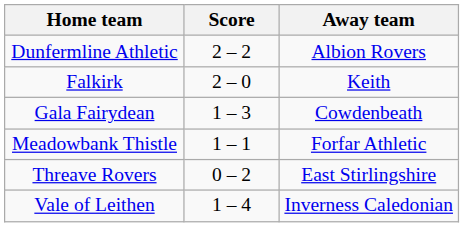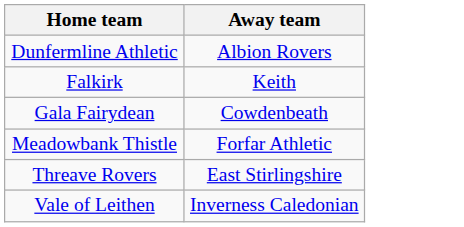- column: (232, 19)
